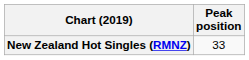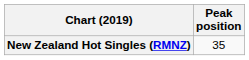(219, 45) 33 -> (219, 45) 35
